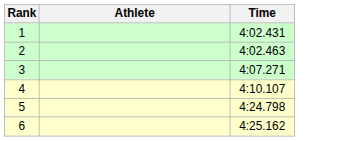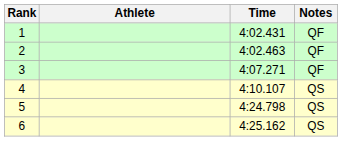+ column: (316, 13)
